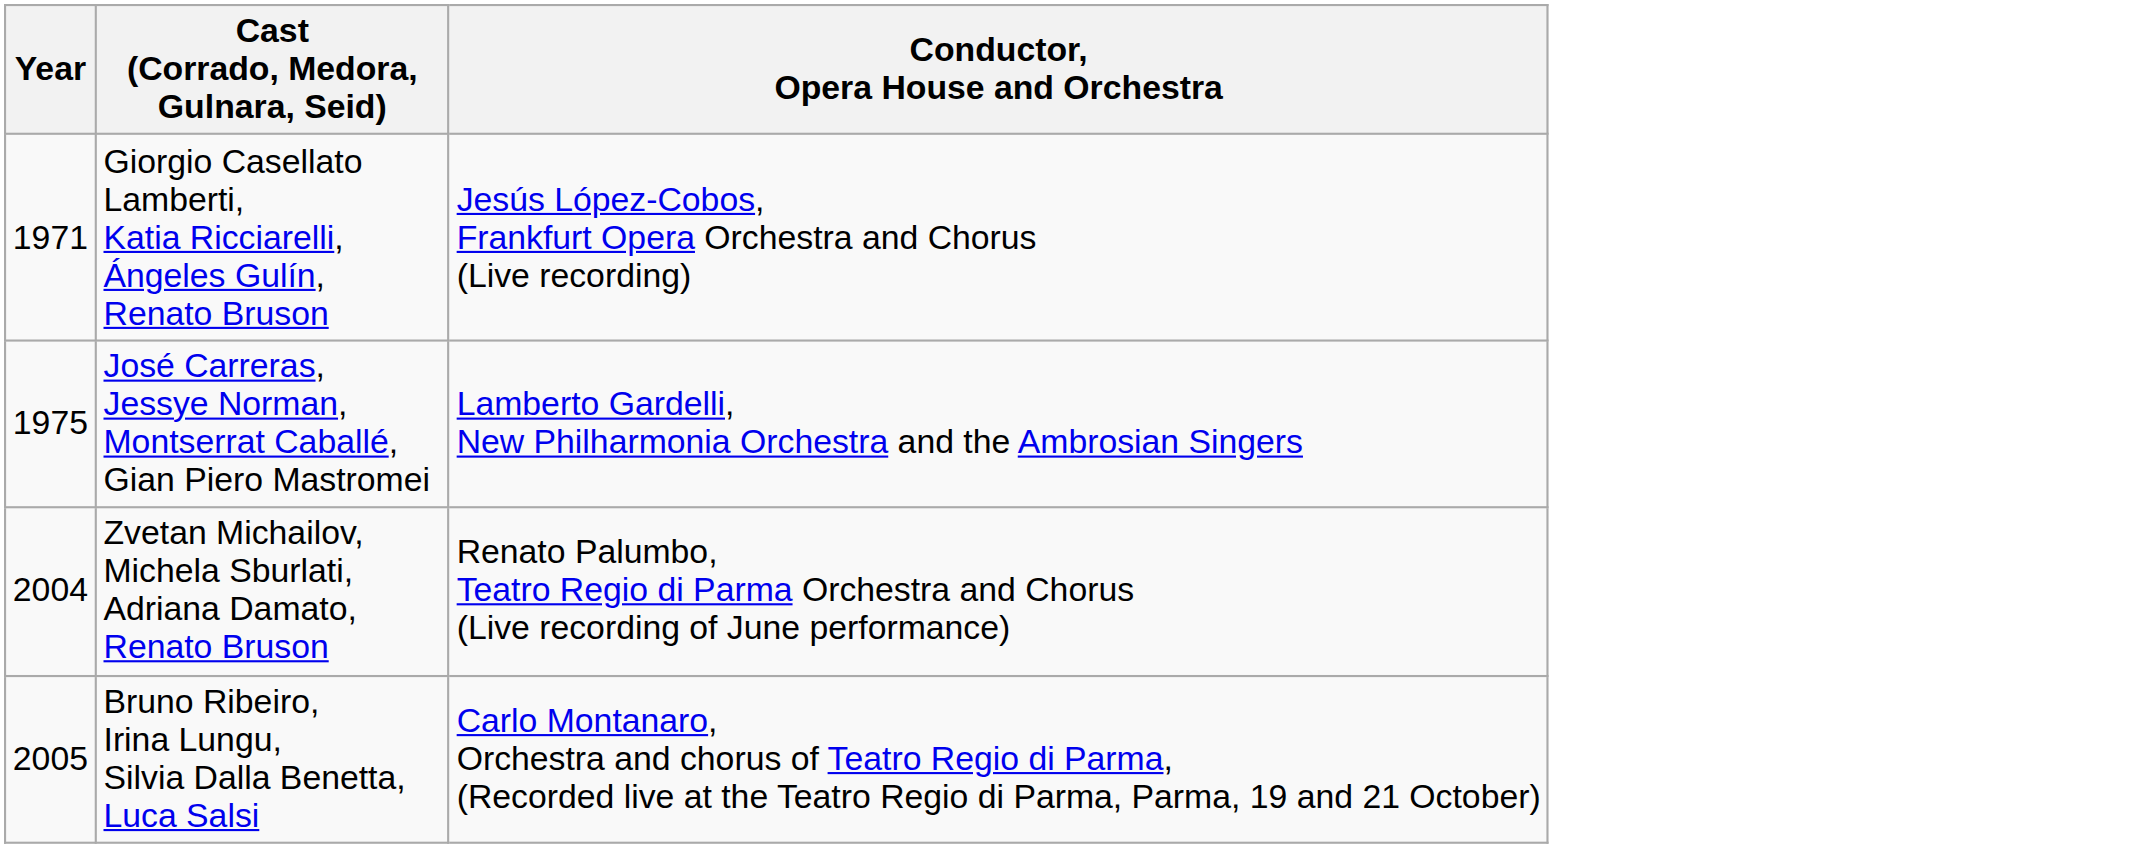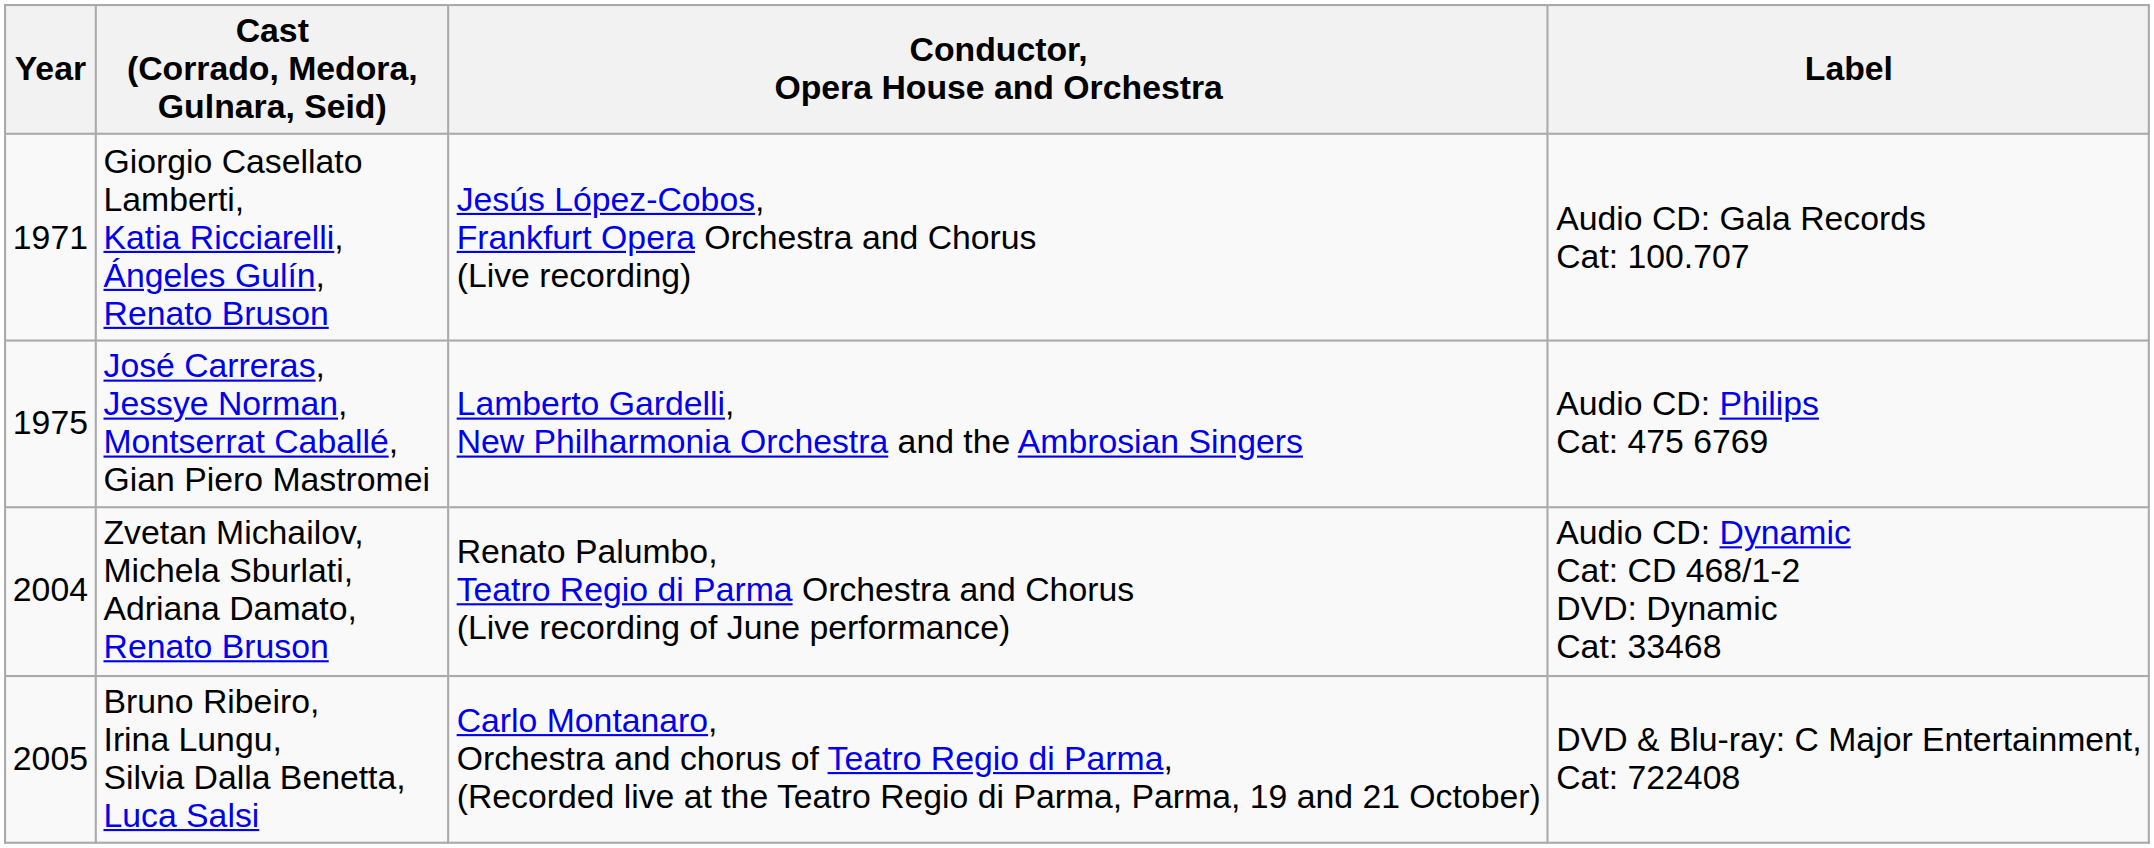+ column: (1849, 69)
